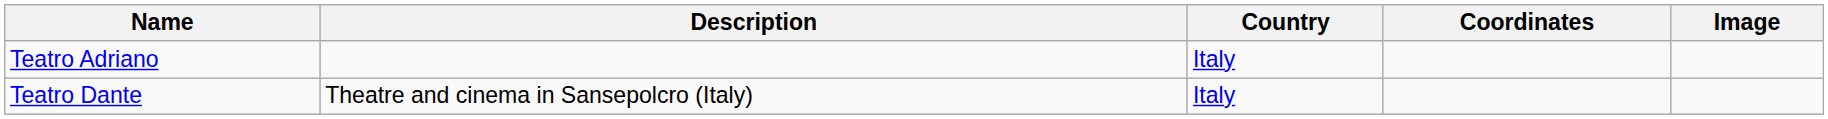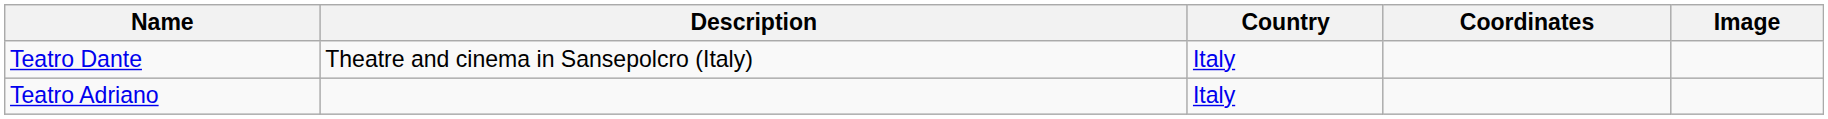rows swapped: (84, 59) <-> (76, 95)
